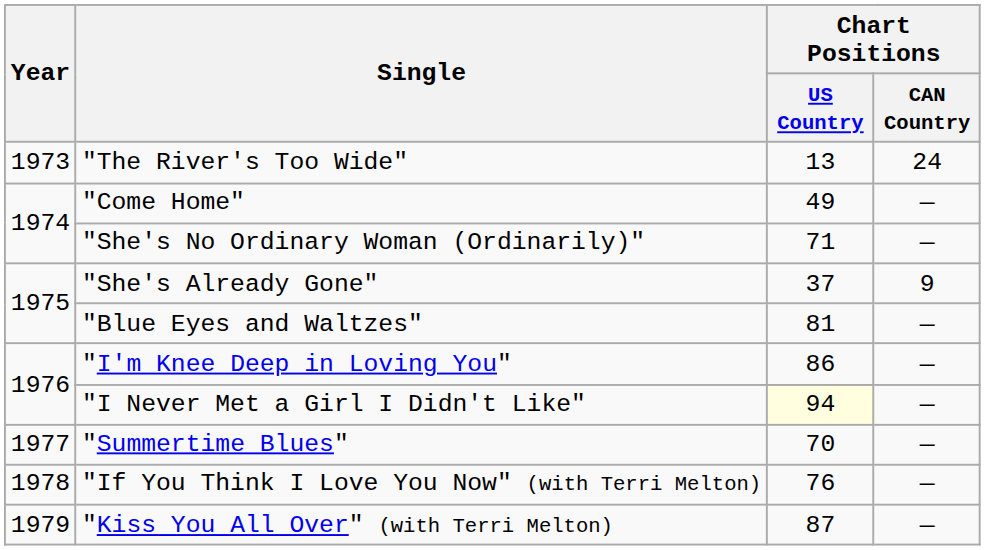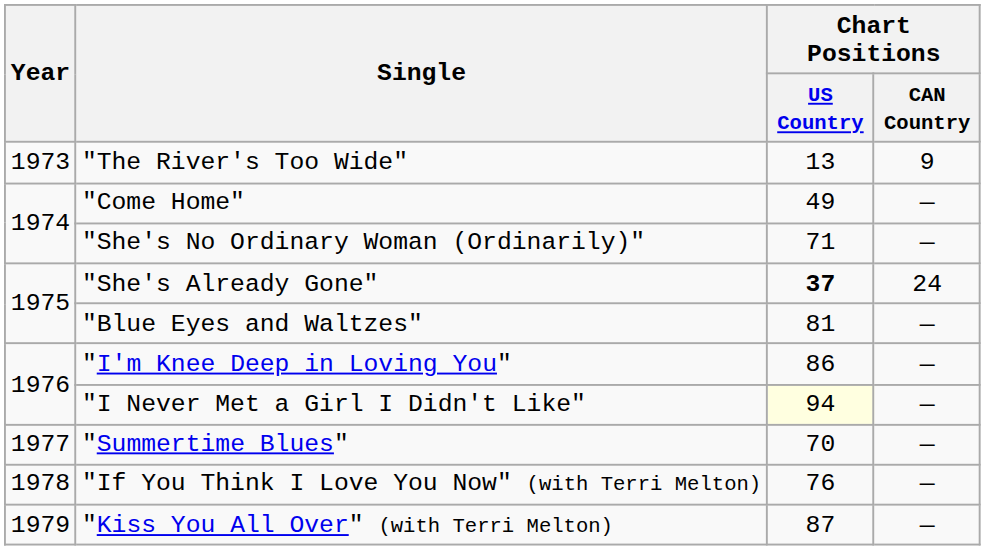(927, 163) 24 -> (927, 163) 9
(820, 283) normal -> (820, 283) bold
(927, 283) 9 -> (927, 283) 24
